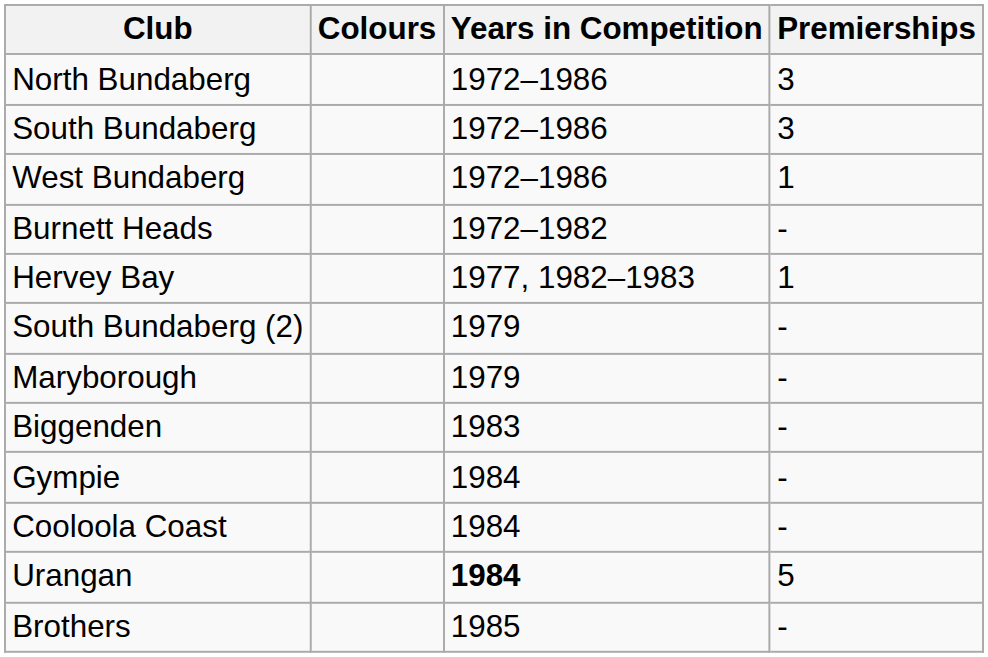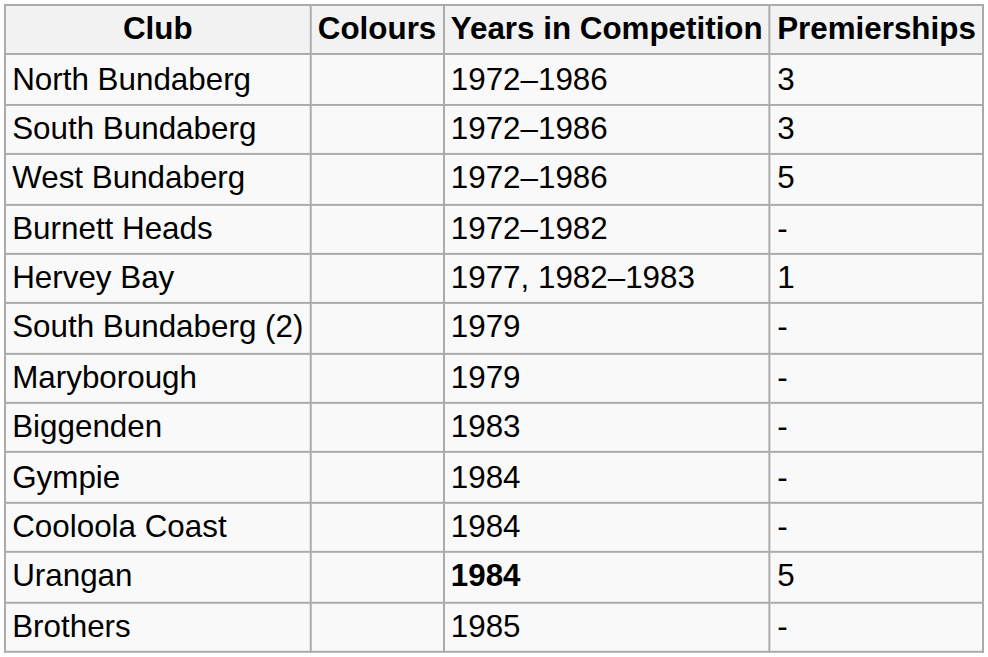(786, 178) 1 -> (786, 178) 5
